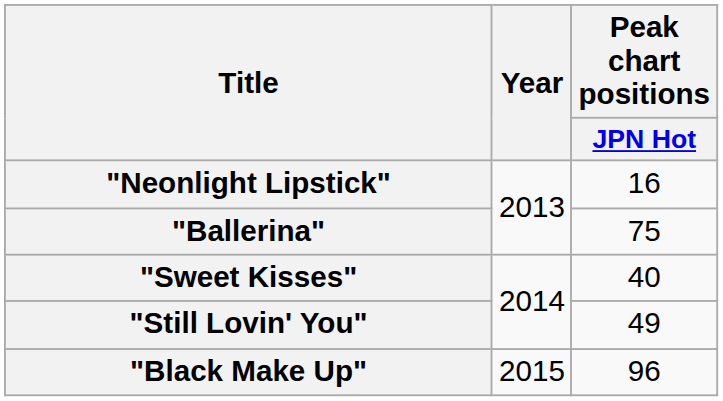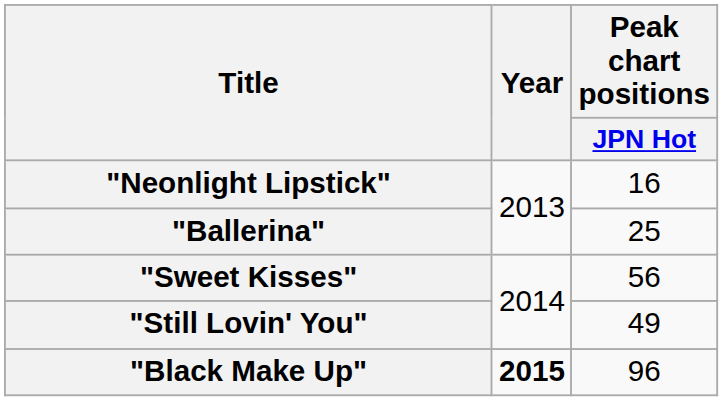(644, 230) 75 -> (644, 230) 25
(644, 277) 40 -> (644, 277) 56
(532, 371) normal -> (532, 371) bold
